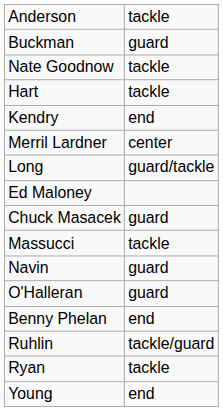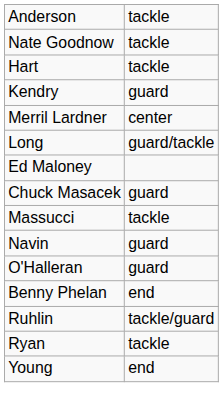- row: (41, 42)
(141, 117) end -> (148, 92) guard
